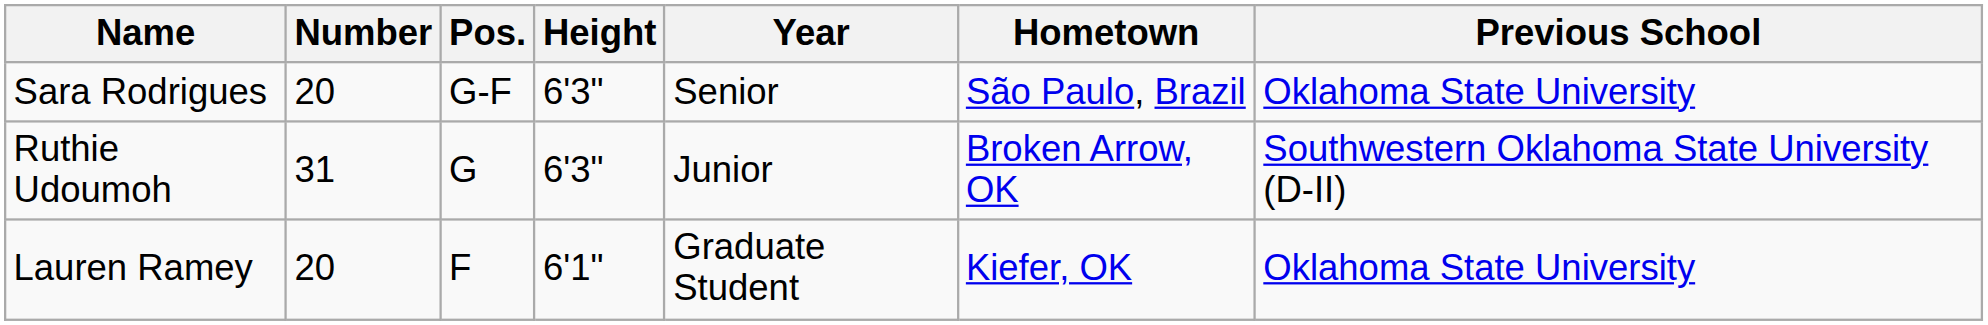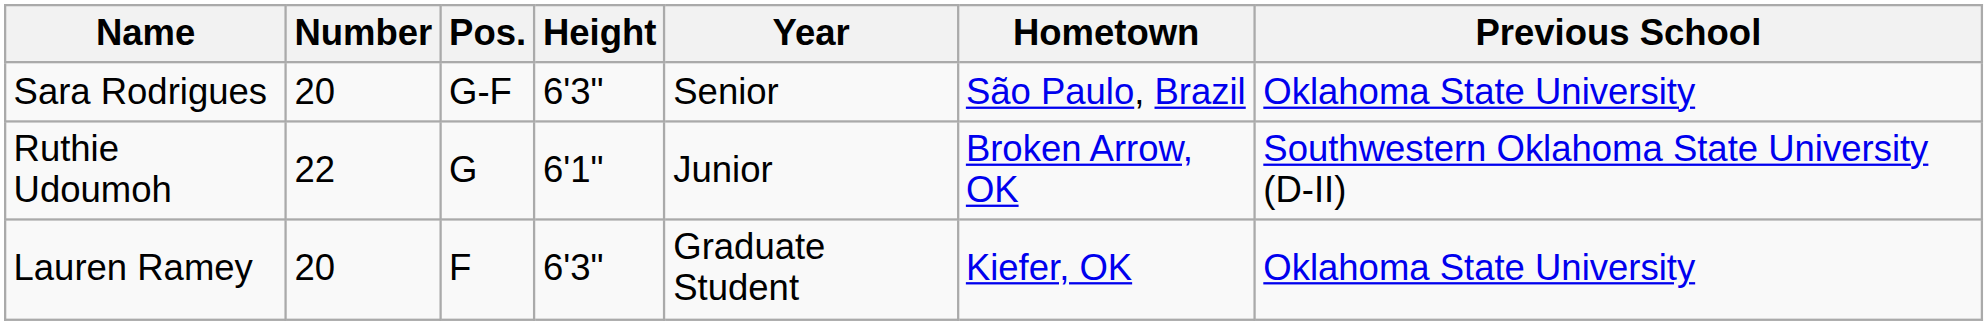(315, 169) 31 -> (315, 169) 22
(573, 169) 6'3" -> (573, 169) 6'1"
(573, 268) 6'1" -> (573, 268) 6'3"
